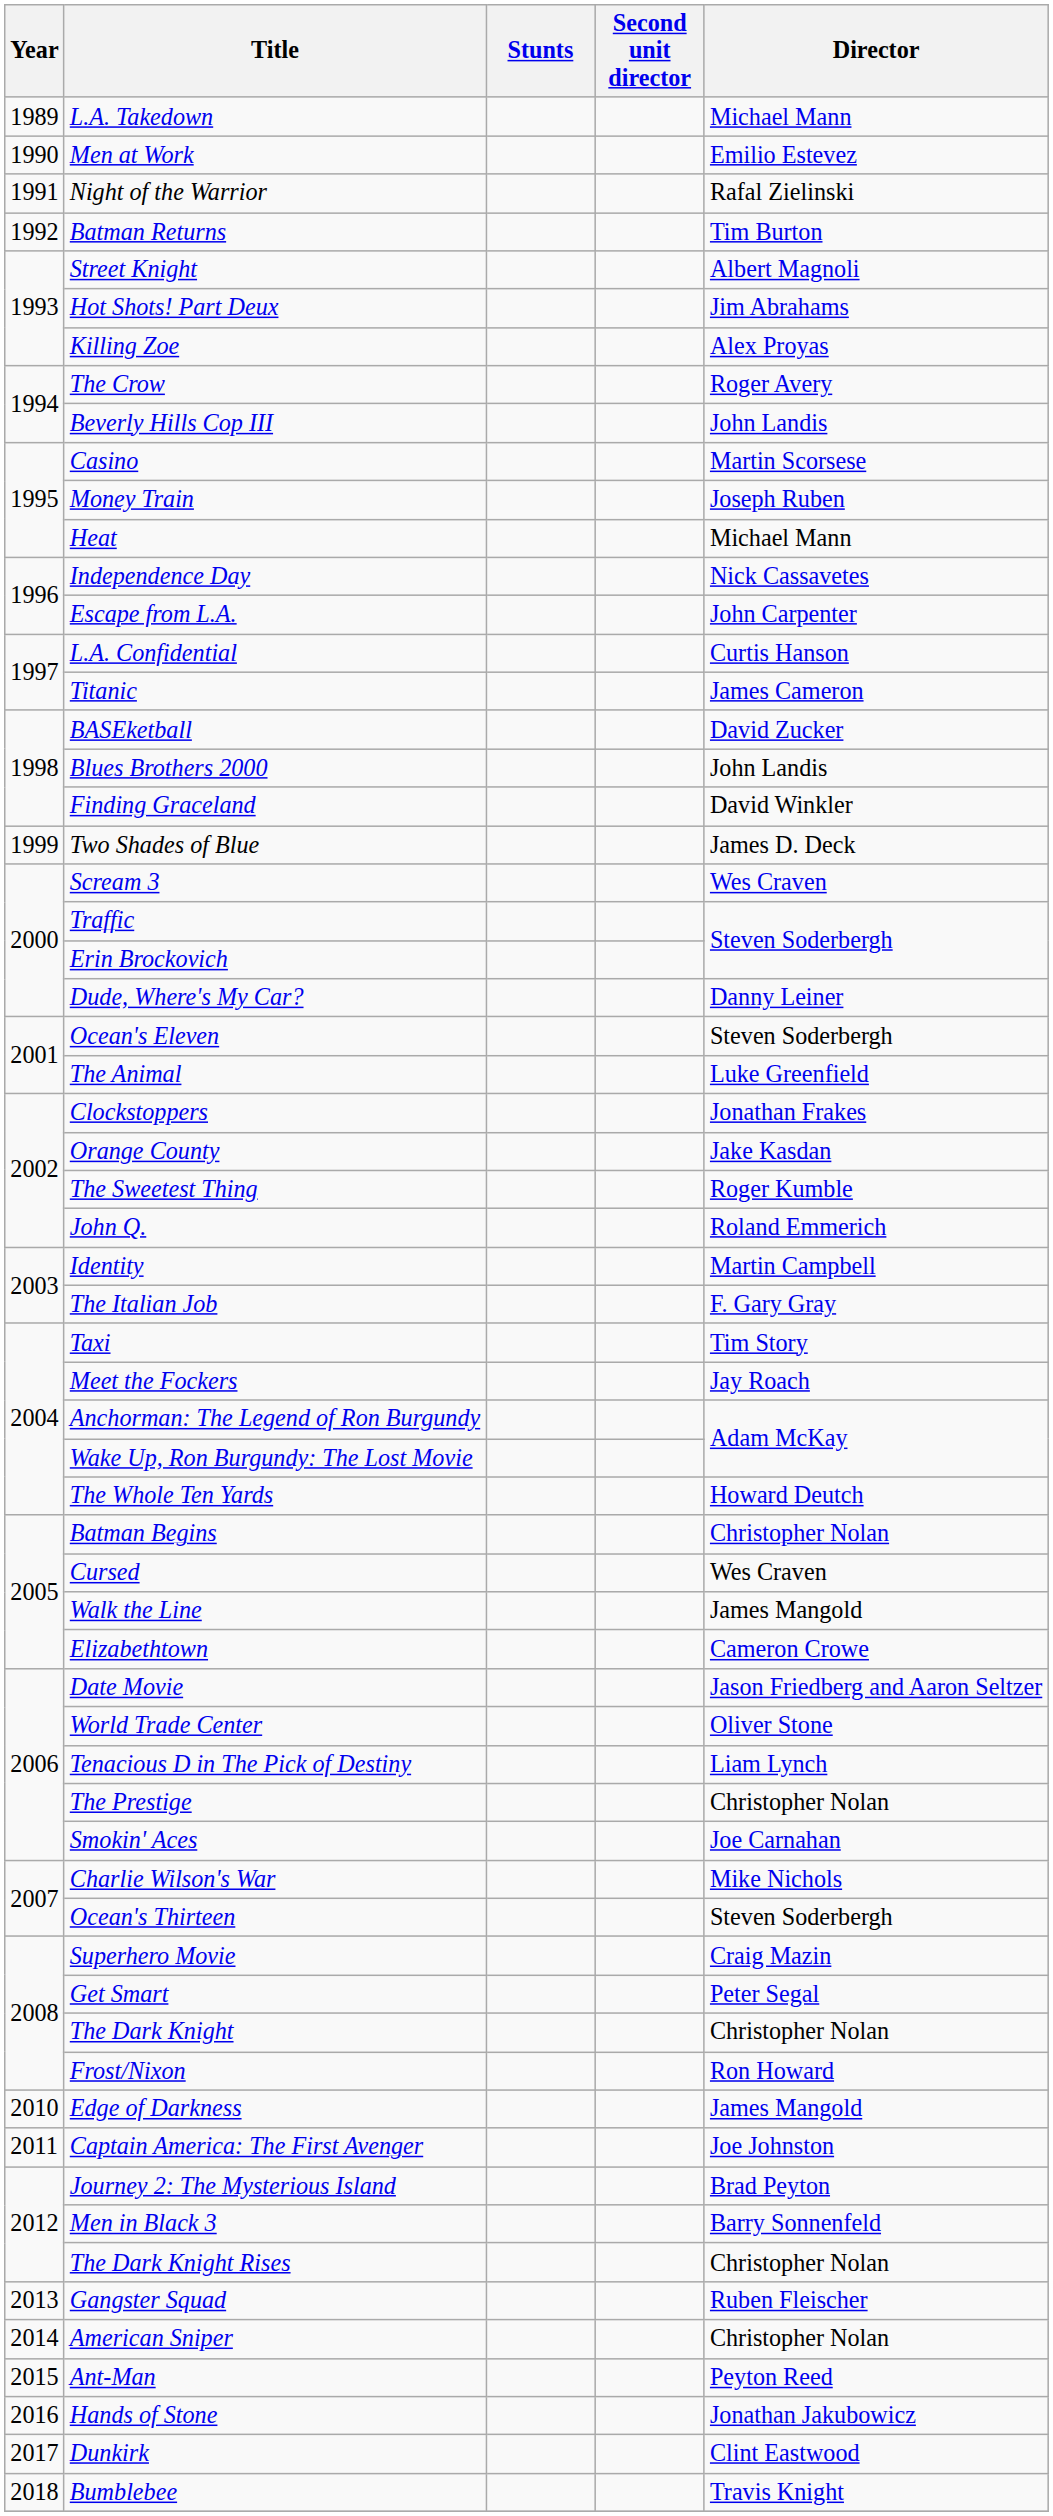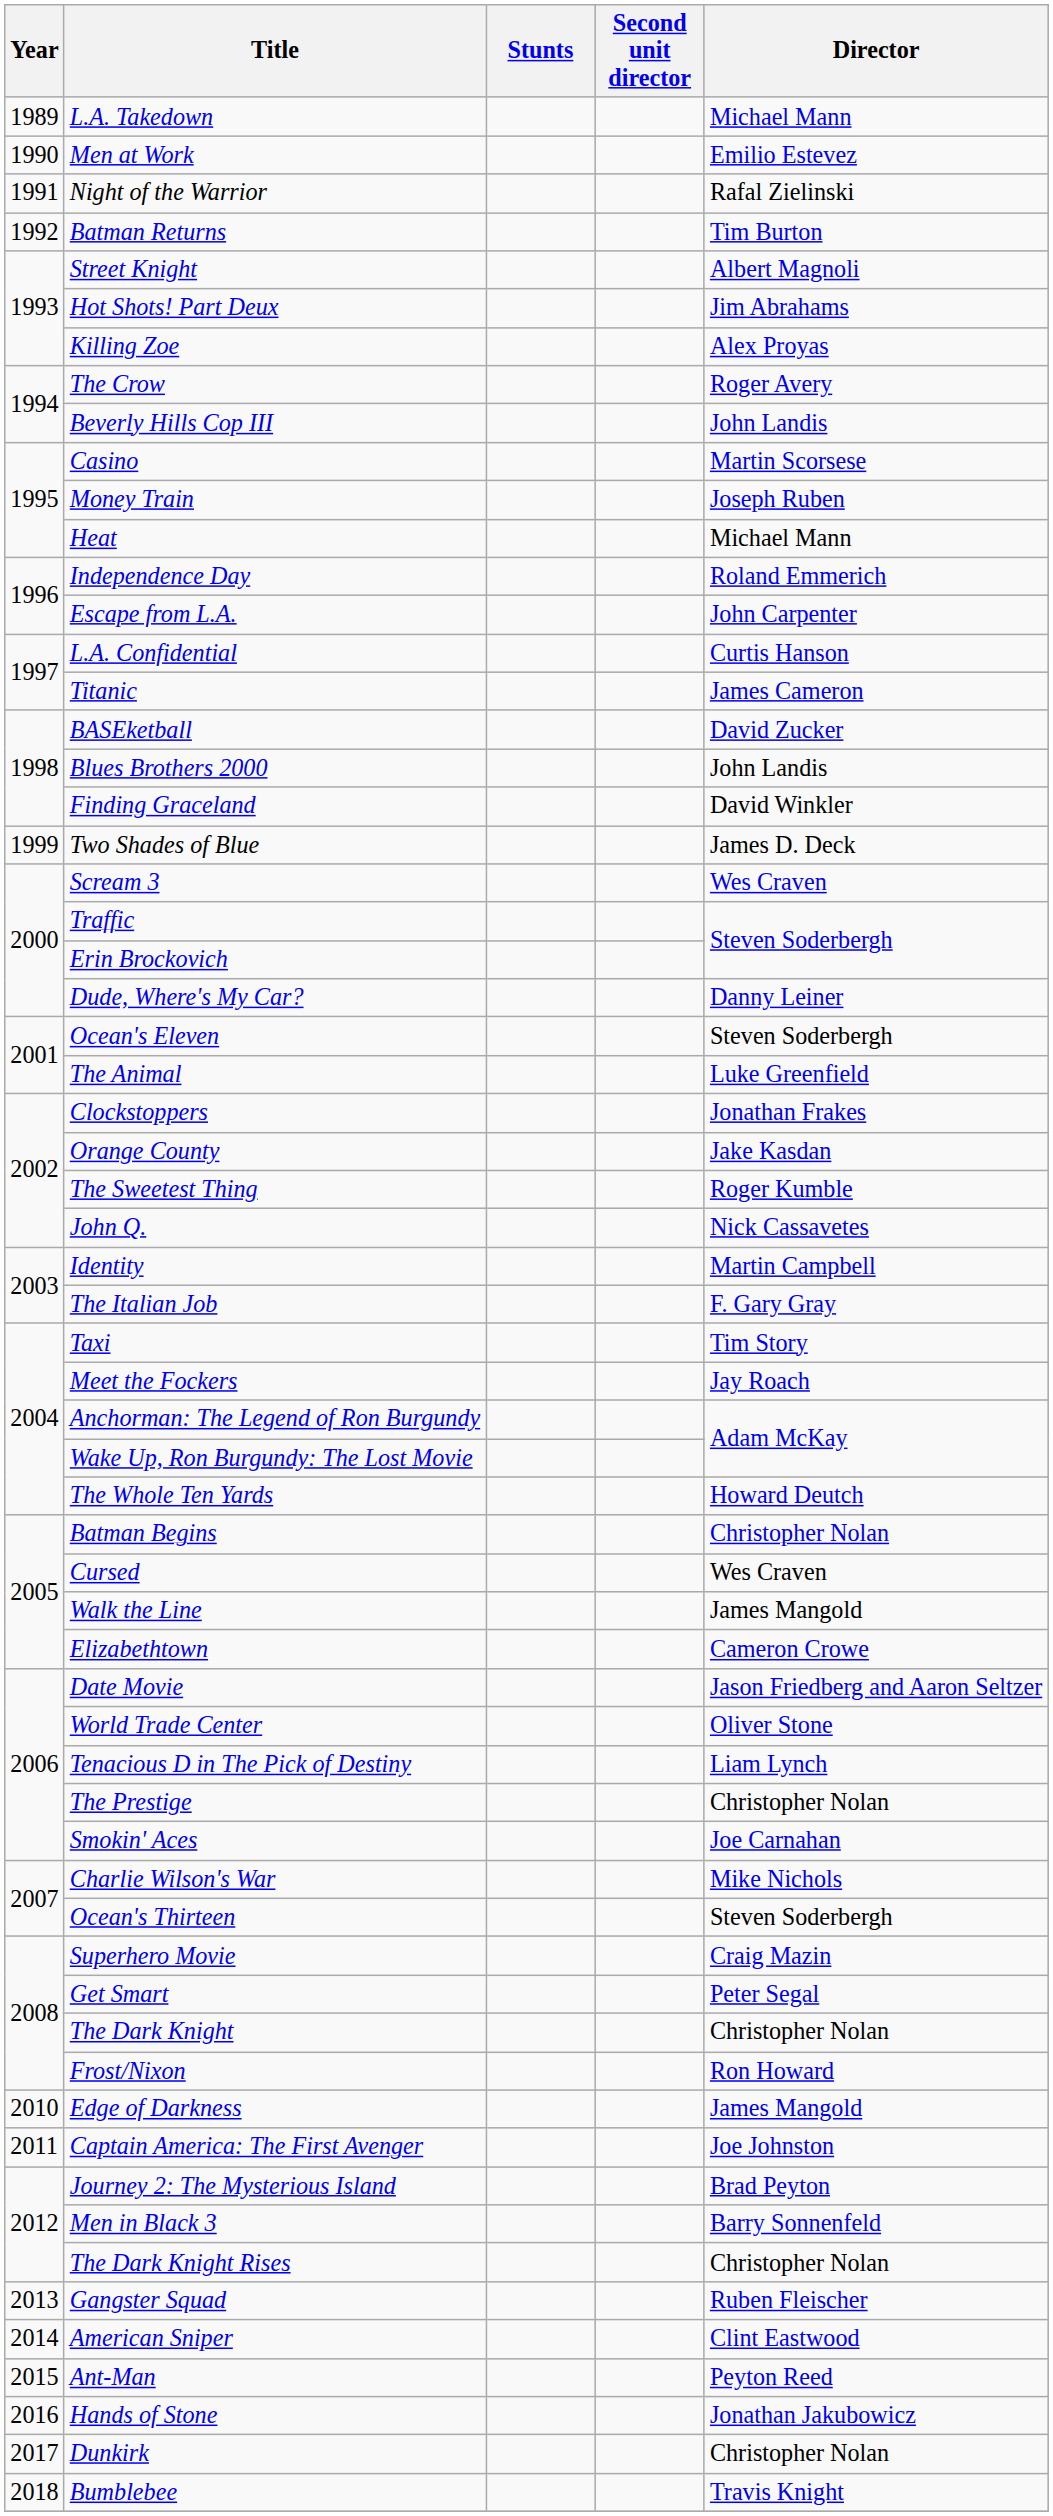(789, 576) Nick Cassavetes -> (798, 576) Roland Emmerich
(798, 1227) Roland Emmerich -> (789, 1227) Nick Cassavetes
(800, 2338) Christopher Nolan -> (785, 2338) Clint Eastwood
(785, 2453) Clint Eastwood -> (800, 2453) Christopher Nolan
